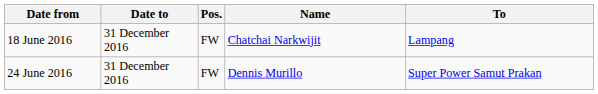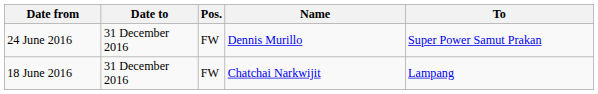rows swapped: (40, 40) <-> (40, 73)
